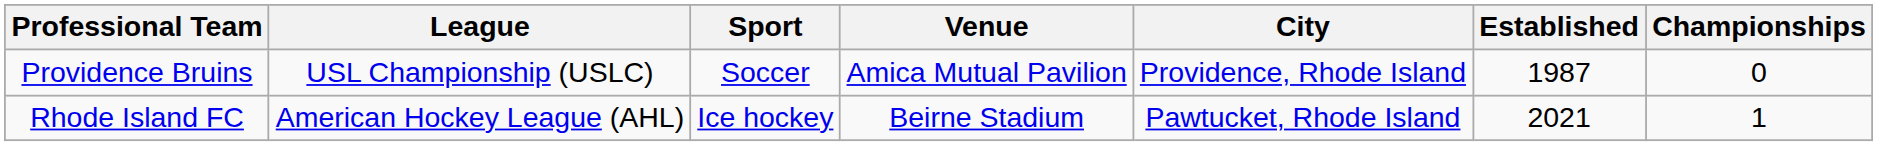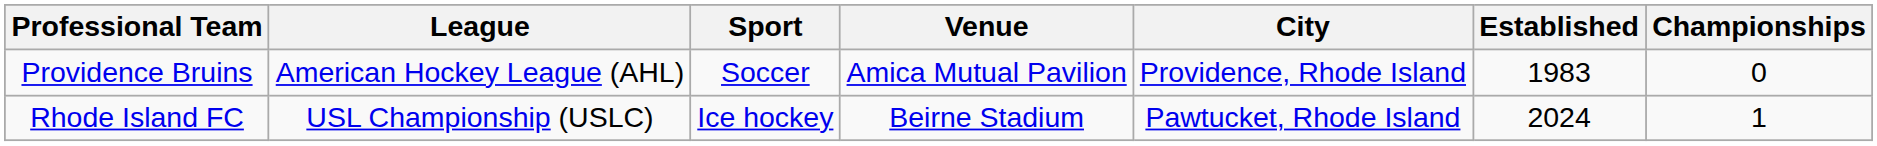(480, 72) USL Championship (USLC) -> (480, 72) American Hockey League (AHL)
(1559, 72) 1987 -> (1559, 72) 1983
(480, 117) American Hockey League (AHL) -> (480, 117) USL Championship (USLC)
(1559, 117) 2021 -> (1559, 117) 2024
